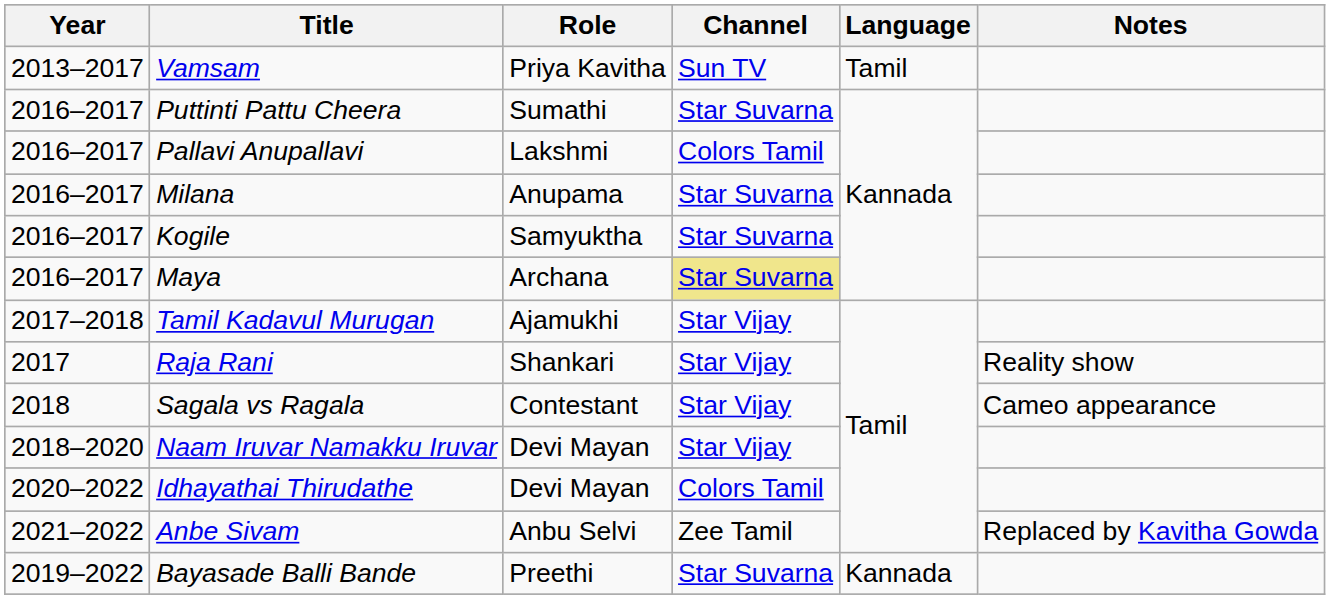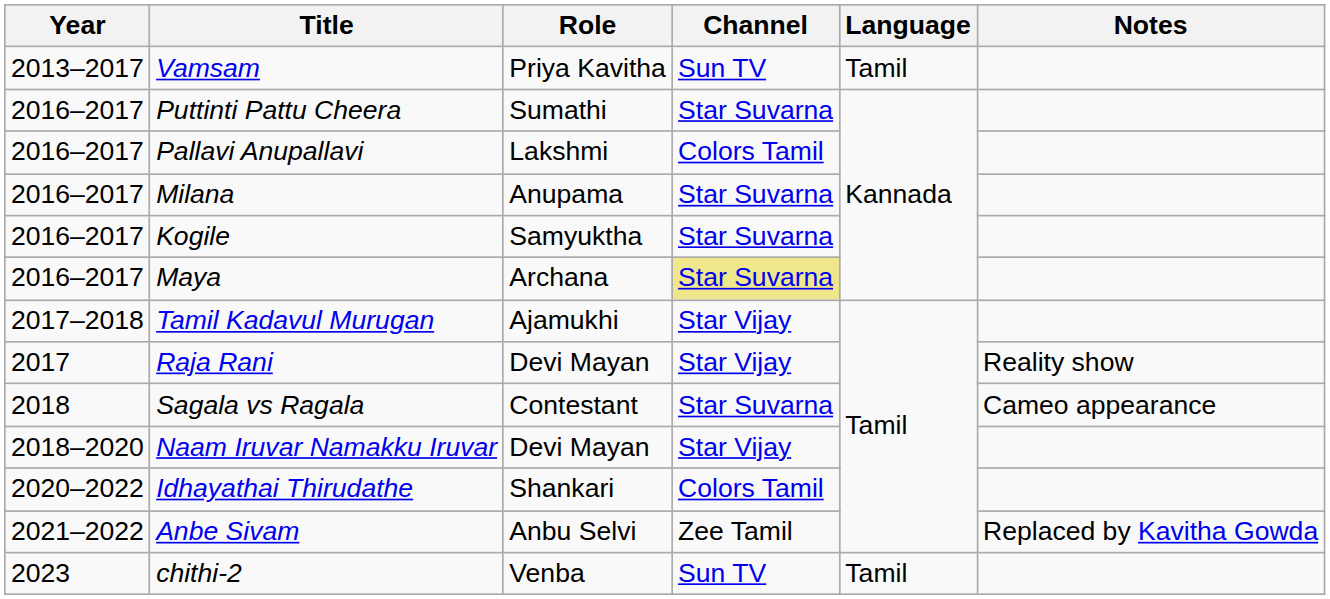(562, 362) Shankari -> (579, 362) Devi Mayan
(735, 404) Star Vijay -> (756, 404) Star Suvarna
(579, 488) Devi Mayan -> (562, 488) Shankari
- row: (286, 573)
+ row: (199, 573)
